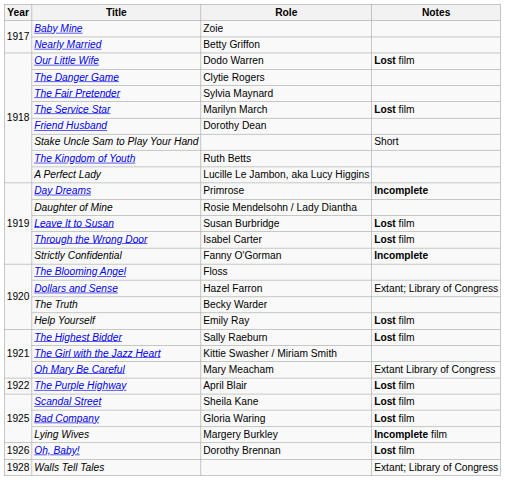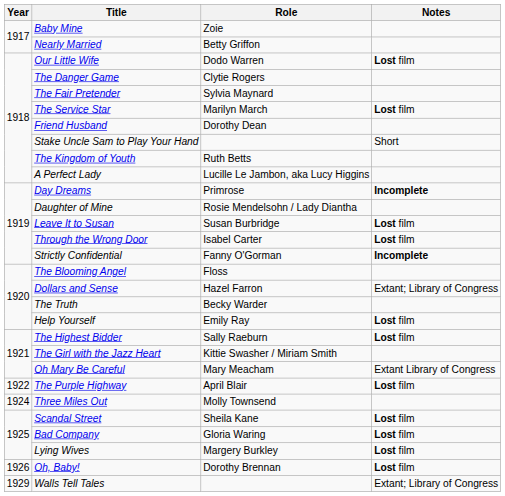+ row: (71, 402)
(411, 434) Incomplete film -> (394, 451) Lost film
(18, 467) 1928 -> (18, 483) 1929
